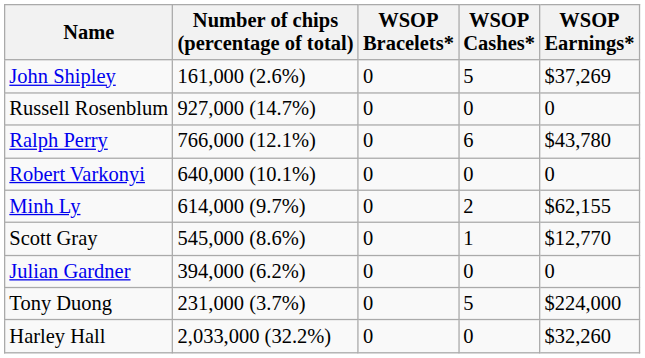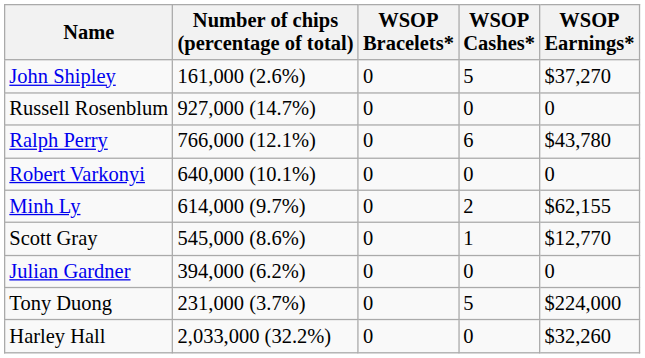(578, 76) $37,269 -> (578, 76) $37,270
